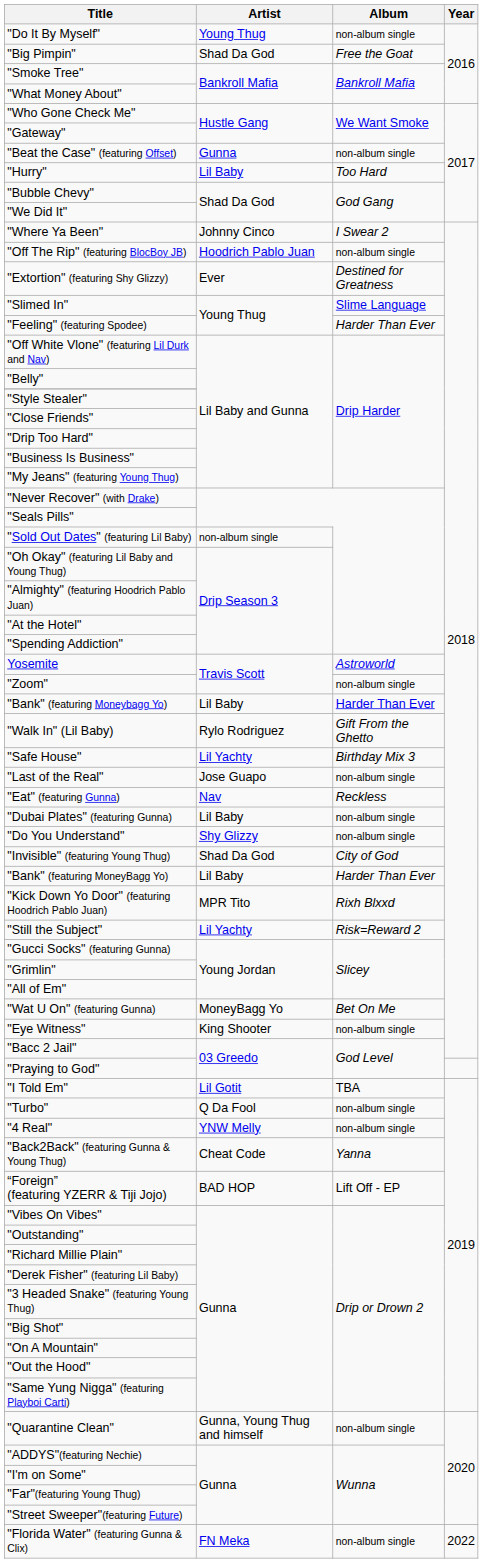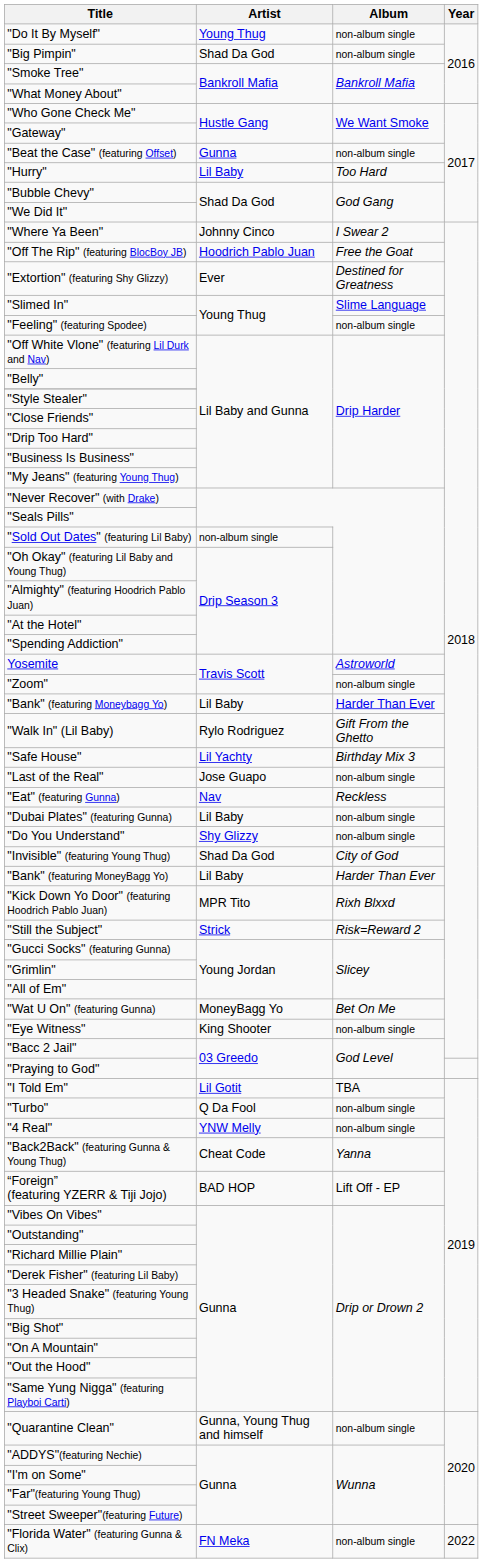(374, 53) Free the Goat -> (375, 54) non-album single
(375, 252) non-album single -> (374, 251) Free the Goat
(385, 325) Harder Than Ever -> (375, 326) non-album single
(225, 929) Lil Yachty -> (215, 929) Strick
